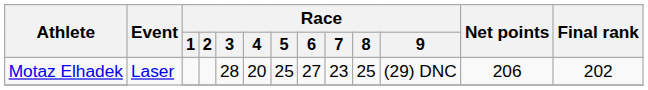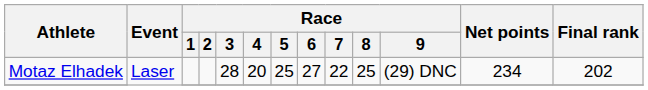(339, 72) 23 -> (339, 72) 22
(507, 72) 206 -> (507, 72) 234
